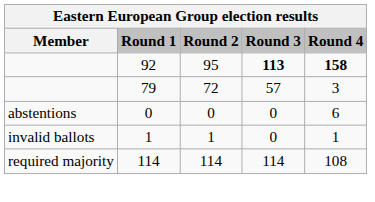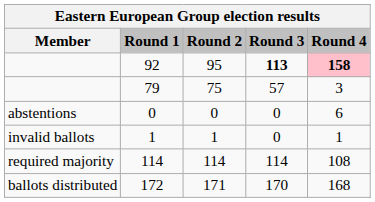(336, 64) no background -> (339, 64) pink background
(211, 88) 72 -> (214, 88) 75
+ row: (152, 185)
